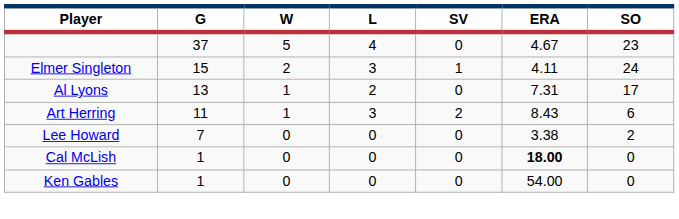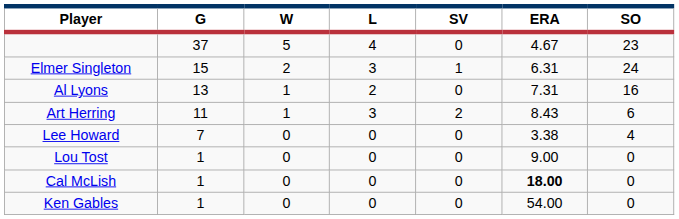(545, 68) 4.11 -> (545, 68) 6.31
(631, 90) 17 -> (631, 90) 16
(631, 135) 2 -> (631, 135) 4
+ row: (81, 158)
